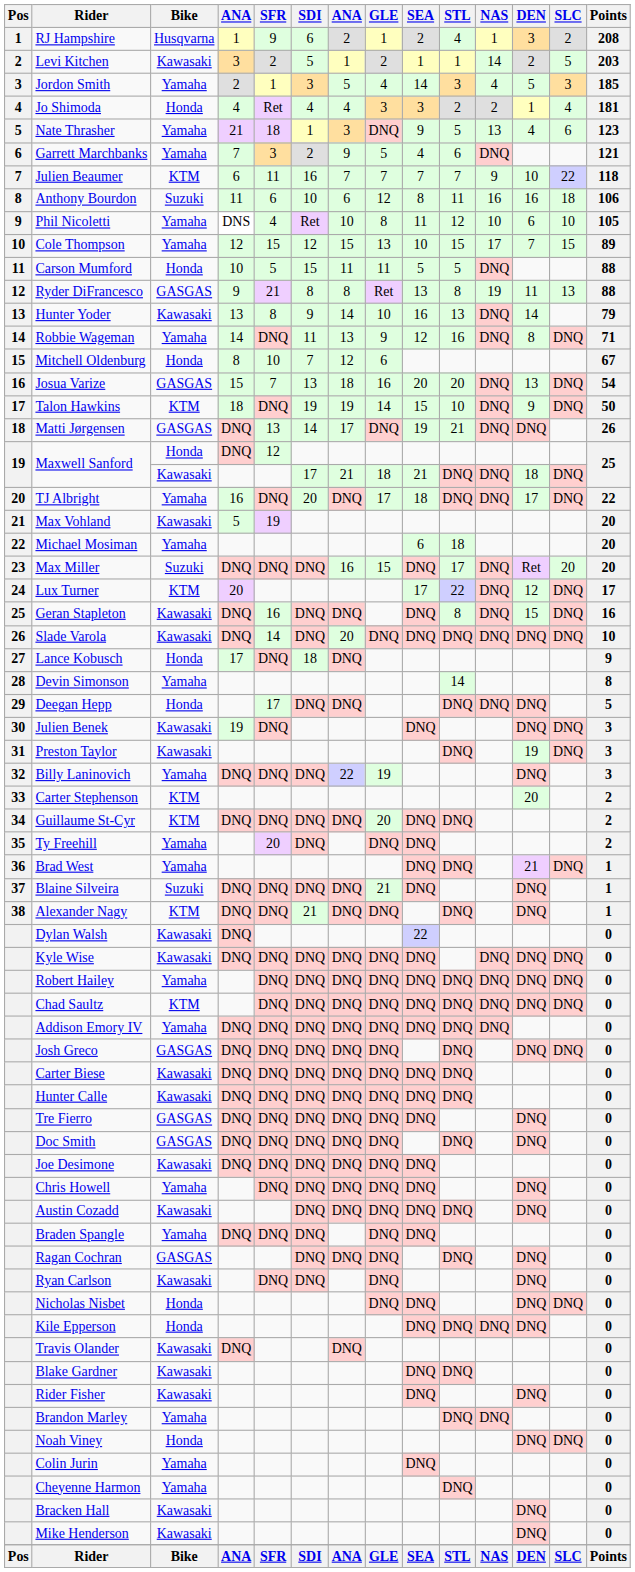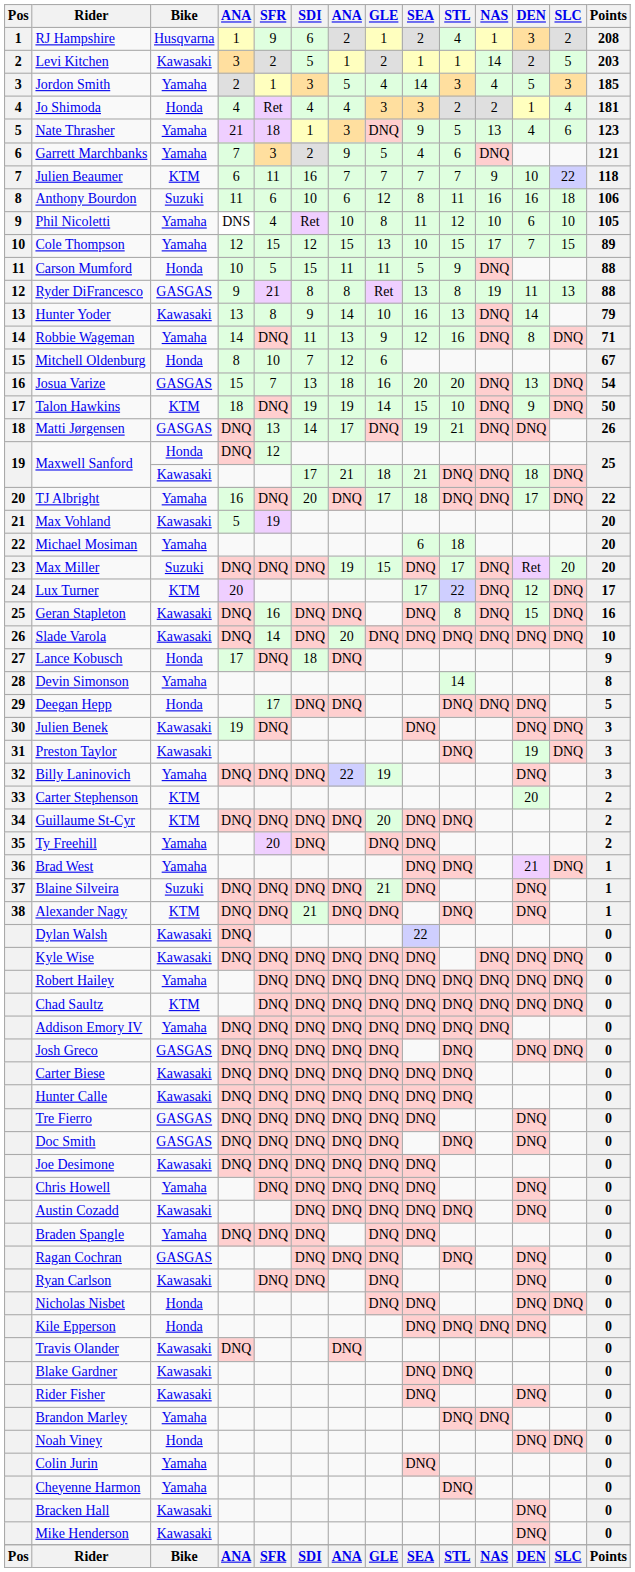(457, 268) 5 -> (457, 268) 9
(347, 567) 16 -> (347, 567) 19
